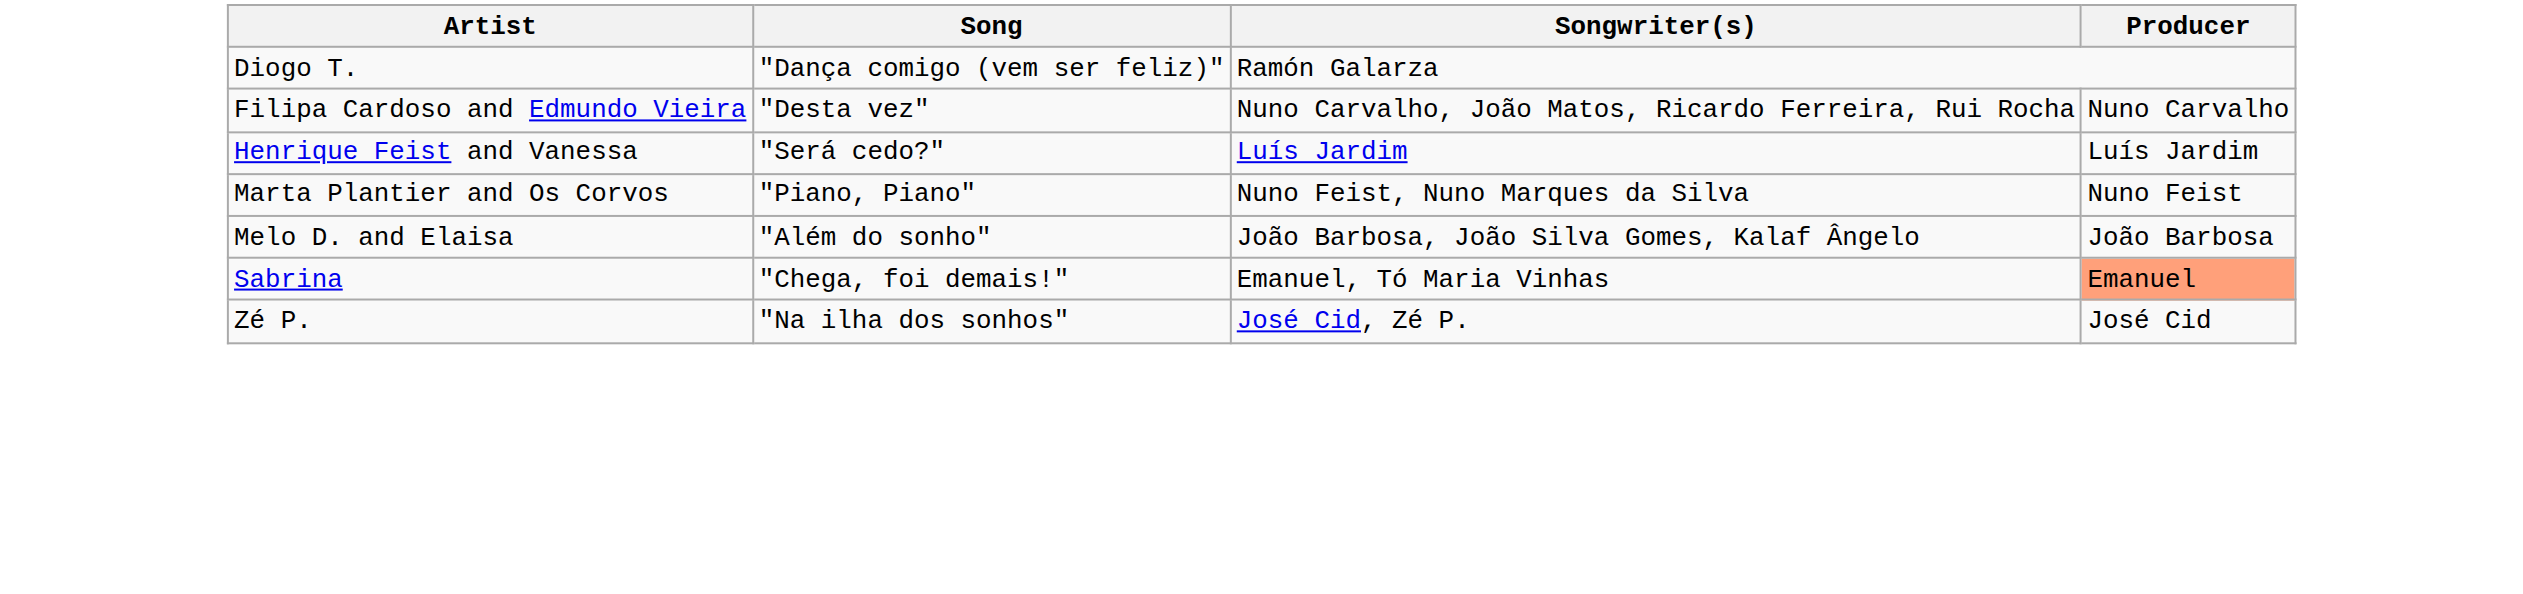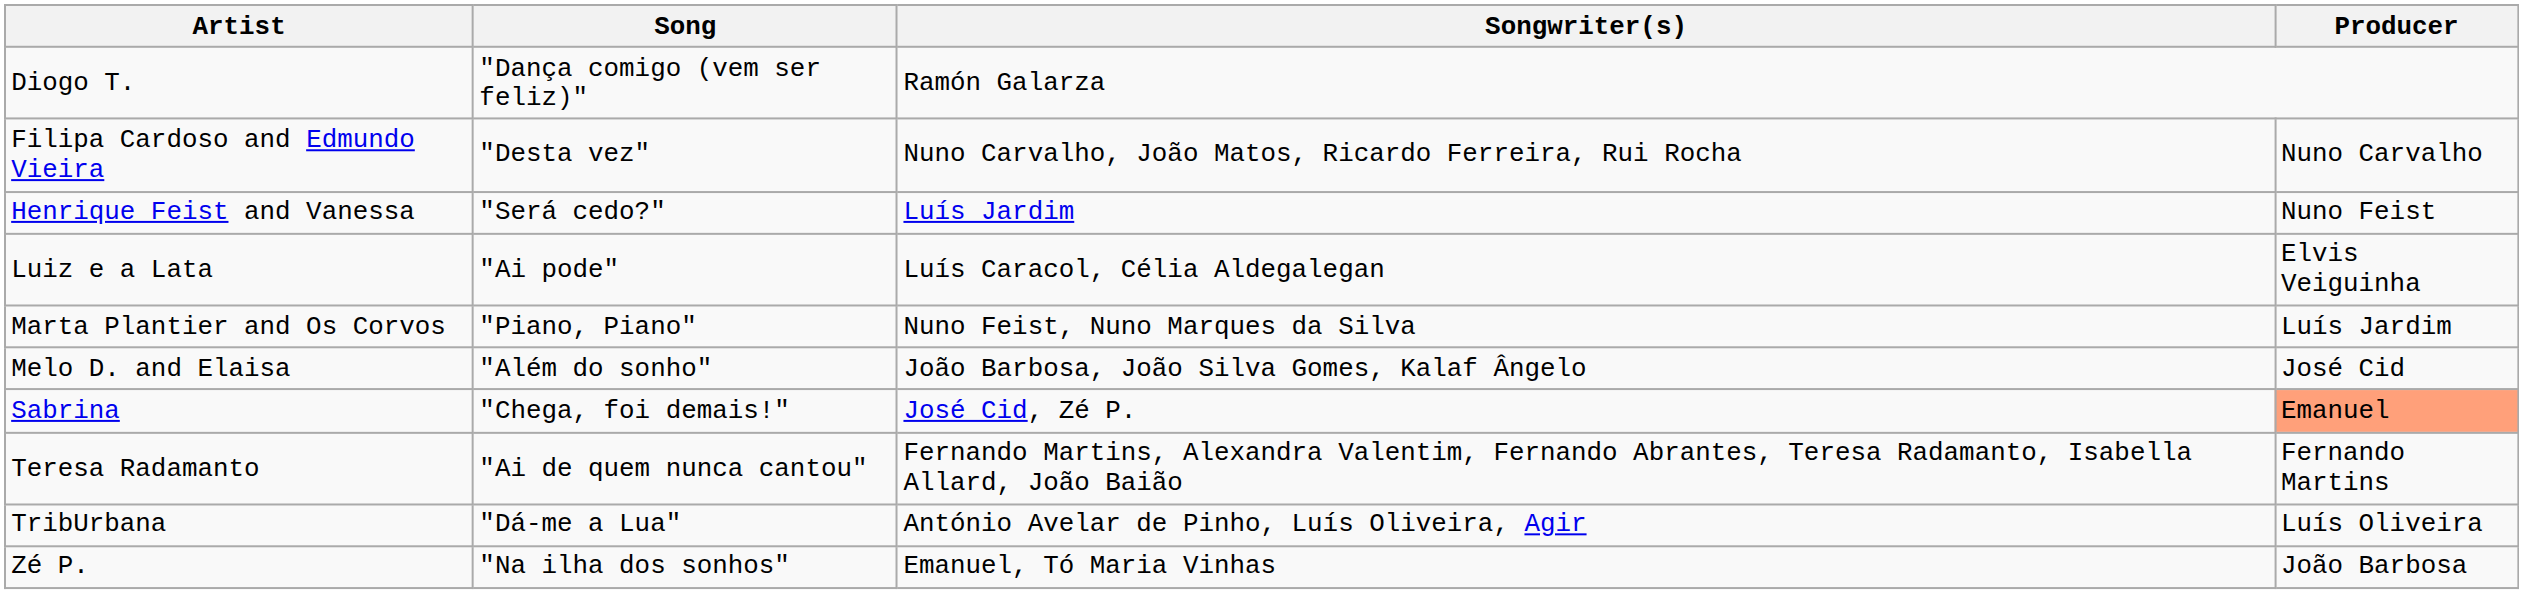(2173, 153) Luís Jardim -> (2359, 212) Nuno Feist
+ row: (112, 269)
(2165, 195) Nuno Feist -> (2366, 326) Luís Jardim
(2181, 237) João Barbosa -> (2343, 369) José Cid
(1423, 279) Emanuel, Tó Maria Vinhas -> (1020, 411) José Cid, Zé P.
+ row: (135, 468)
+ row: (89, 525)
(1353, 321) José Cid, Zé P. -> (1090, 567) Emanuel, Tó Maria Vinhas
(2150, 321) José Cid -> (2374, 567) João Barbosa
